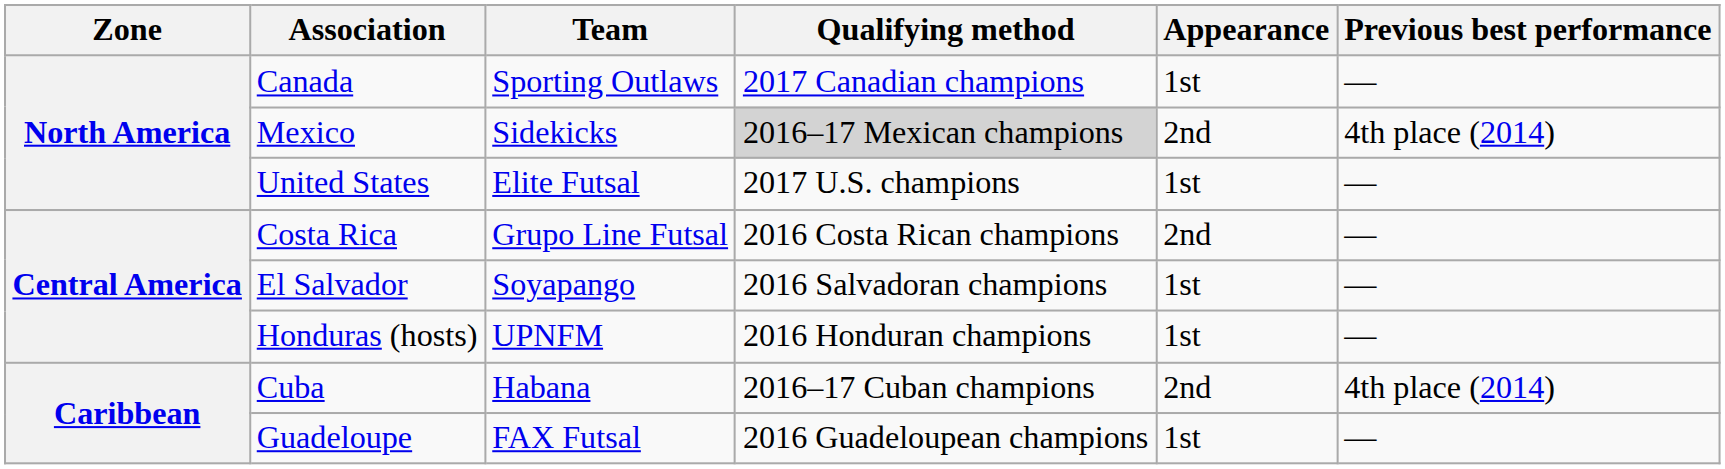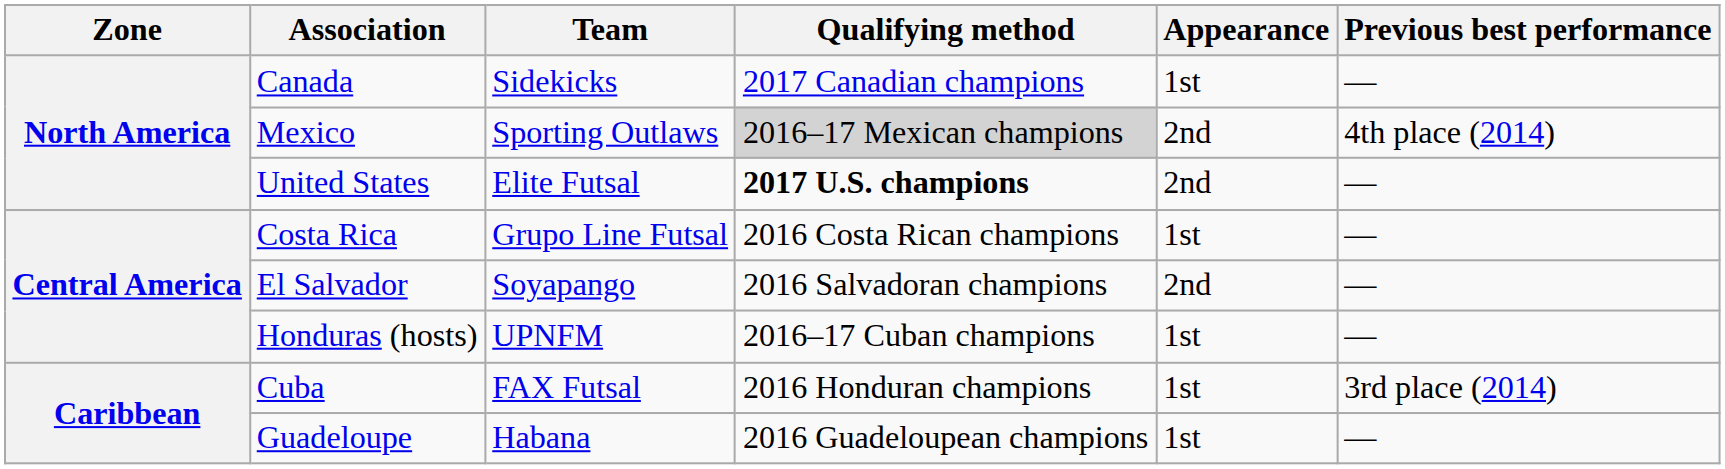(605, 81) Sporting Outlaws -> (555, 81) Sidekicks
(555, 132) Sidekicks -> (605, 132) Sporting Outlaws
(881, 183) normal -> (886, 183) bold
(1182, 183) 1st -> (1187, 183) 2nd
(1187, 234) 2nd -> (1182, 234) 1st
(1182, 285) 1st -> (1187, 285) 2nd
(917, 336) 2016 Honduran champions -> (919, 336) 2016–17 Cuban champions
(541, 387) Habana -> (567, 387) FAX Futsal
(919, 387) 2016–17 Cuban champions -> (917, 387) 2016 Honduran champions
(1187, 387) 2nd -> (1182, 387) 1st
(1450, 387) 4th place (2014) -> (1450, 387) 3rd place (2014)
(567, 438) FAX Futsal -> (541, 438) Habana
